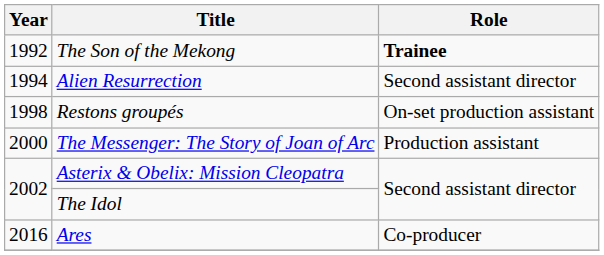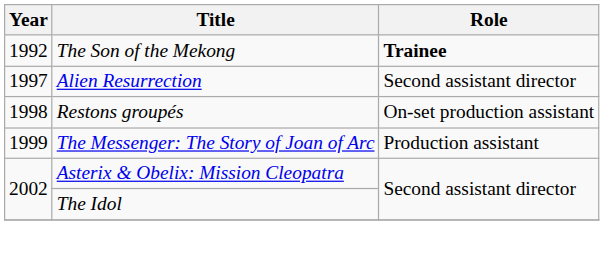(28, 81) 1994 -> (28, 81) 1997
(28, 142) 2000 -> (28, 142) 1999
- row: (74, 234)
